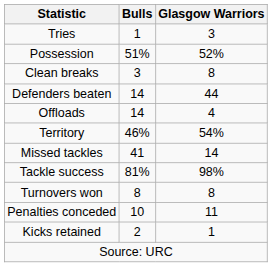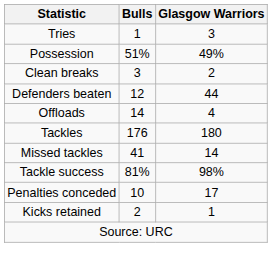(211, 53) 52% -> (211, 53) 49%
(211, 73) 8 -> (211, 73) 2
(137, 93) 14 -> (137, 93) 12
- row: (62, 133)
+ row: (62, 133)
- row: (62, 192)
(211, 212) 11 -> (211, 192) 17
